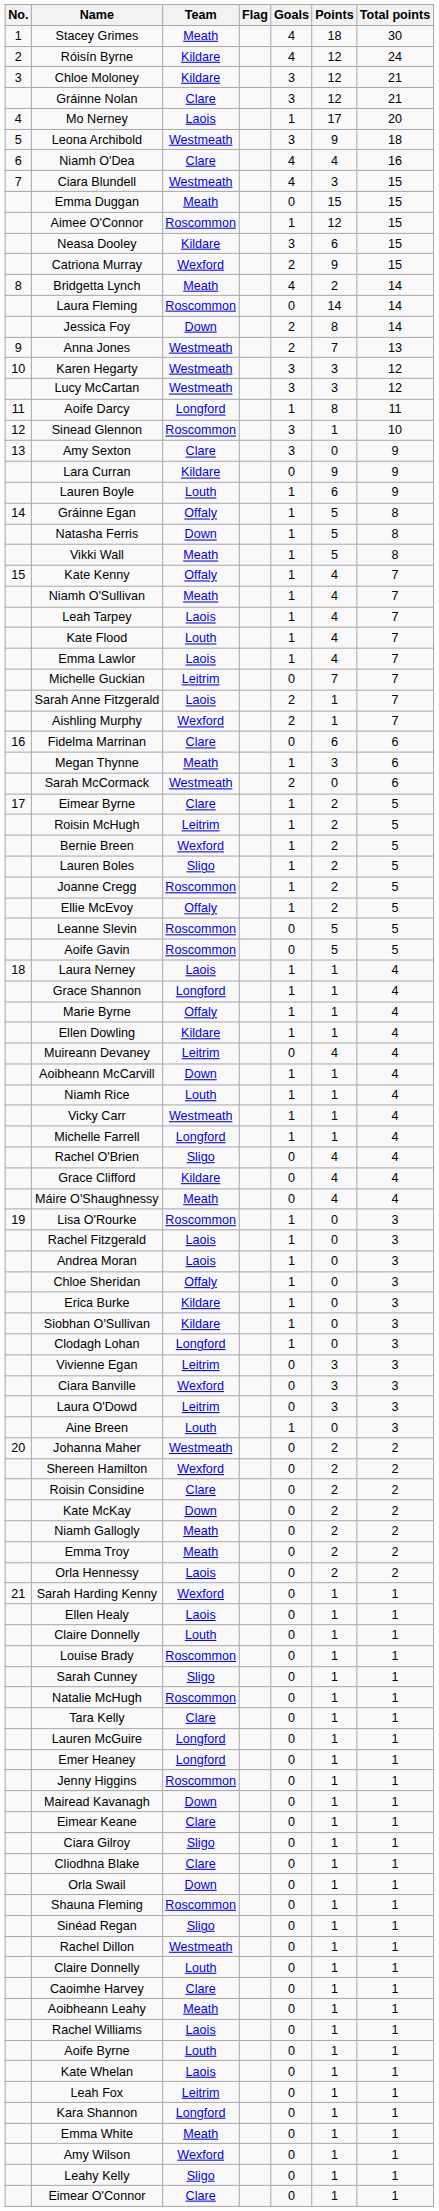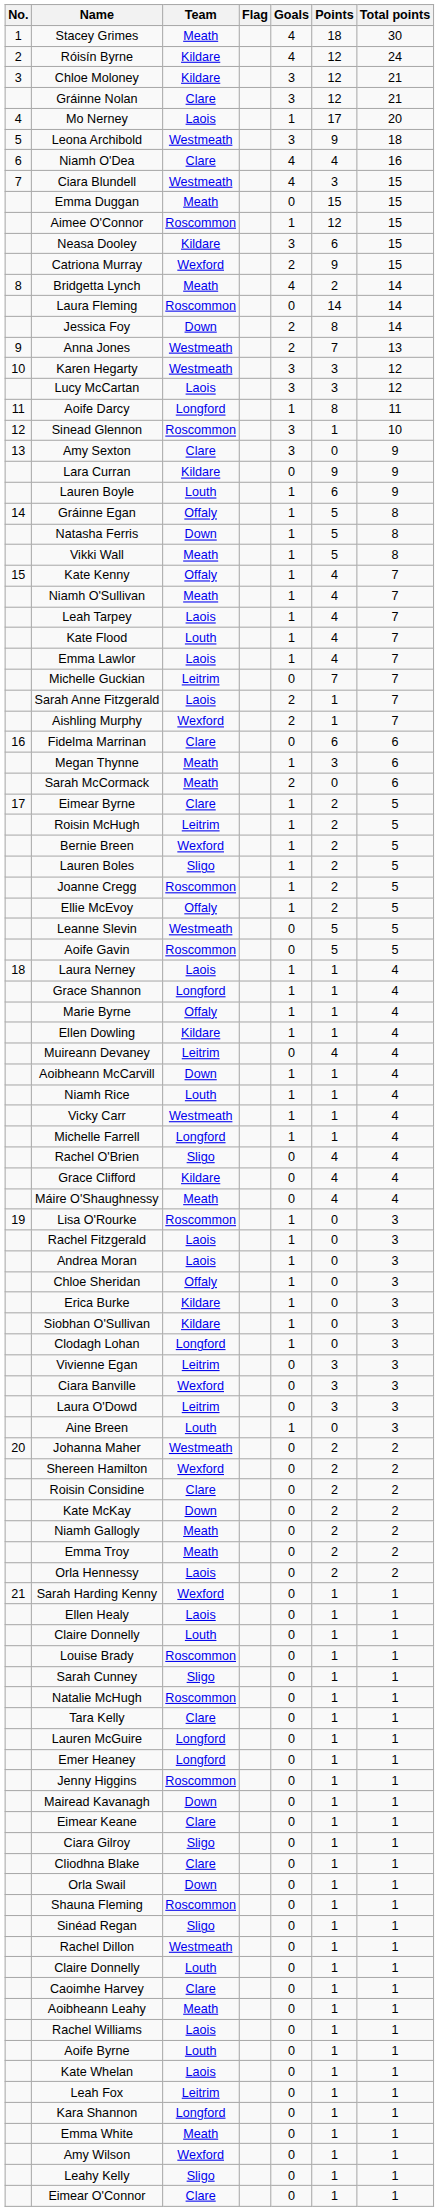(201, 389) Westmeath -> (201, 389) Laois
(201, 783) Westmeath -> (201, 783) Meath
(201, 929) Roscommon -> (201, 929) Westmeath
